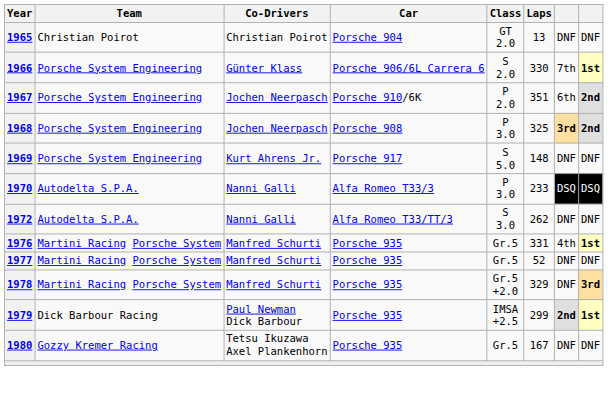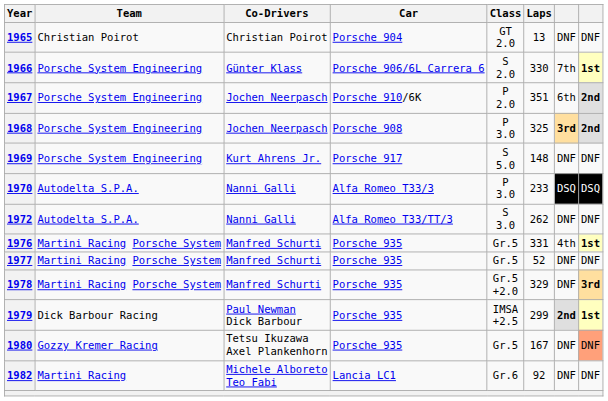(591, 345) no background -> (591, 345) lightsalmon background
+ row: (20, 375)
